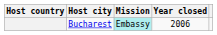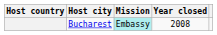(180, 24) 2006 -> (180, 24) 2008
